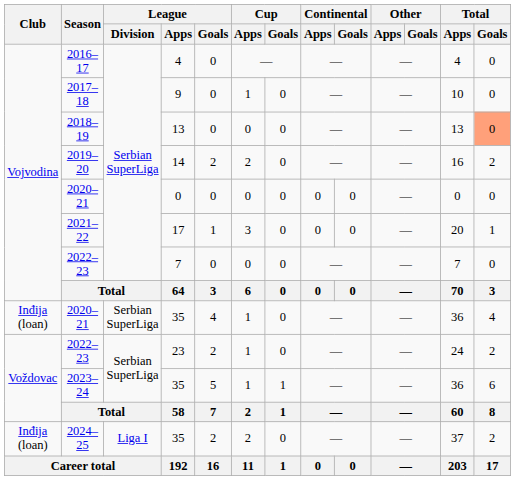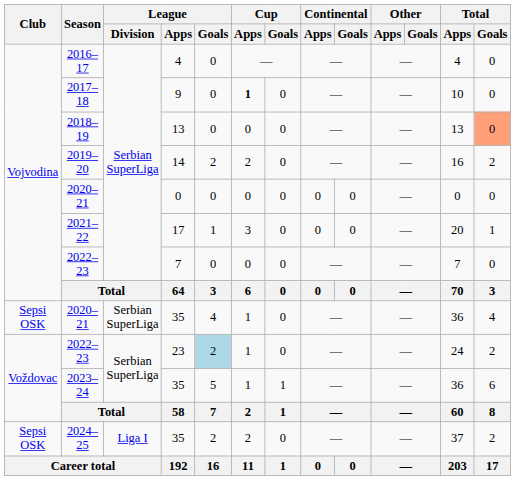(248, 94) normal -> (248, 94) bold
(33, 317) Inđija (loan) -> (33, 317) Sepsi OSK
(213, 351) no background -> (213, 351) lightblue background
(33, 438) Inđija (loan) -> (33, 438) Sepsi OSK
